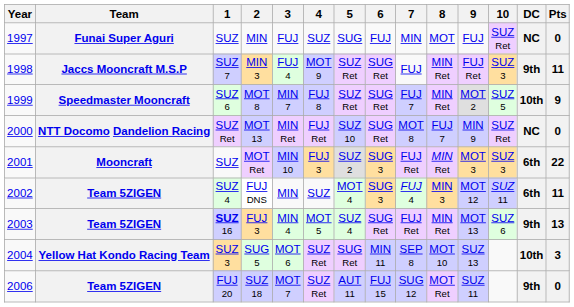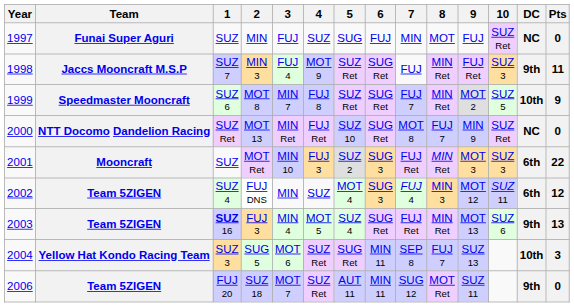(558, 193) 11 -> (558, 193) 12
(442, 255) MOT 10 -> (442, 255) FUJ 7
(380, 286) FUJ 15 -> (380, 286) MIN 11
